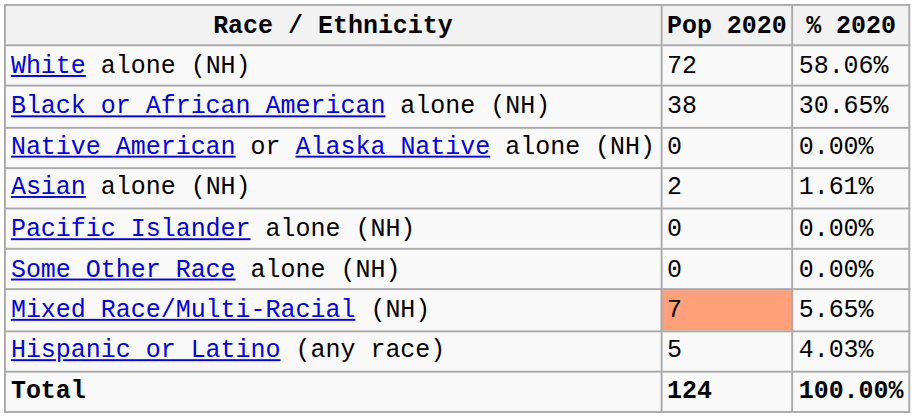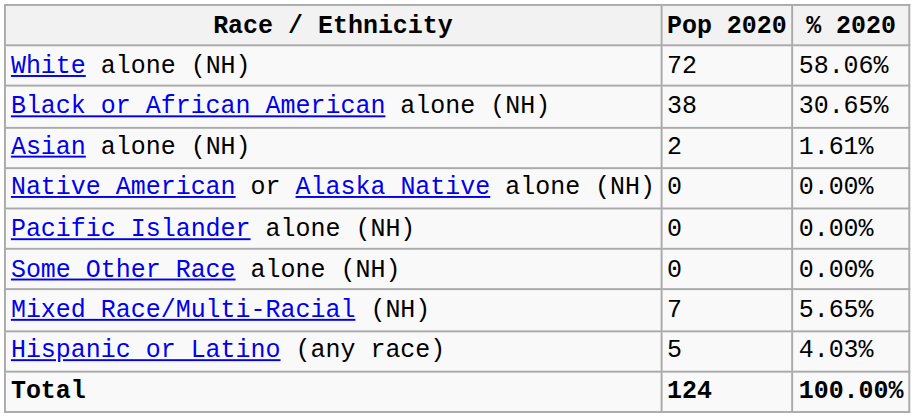rows swapped: (333, 147) <-> (131, 188)
(674, 310) lightsalmon background -> (674, 310) no background
